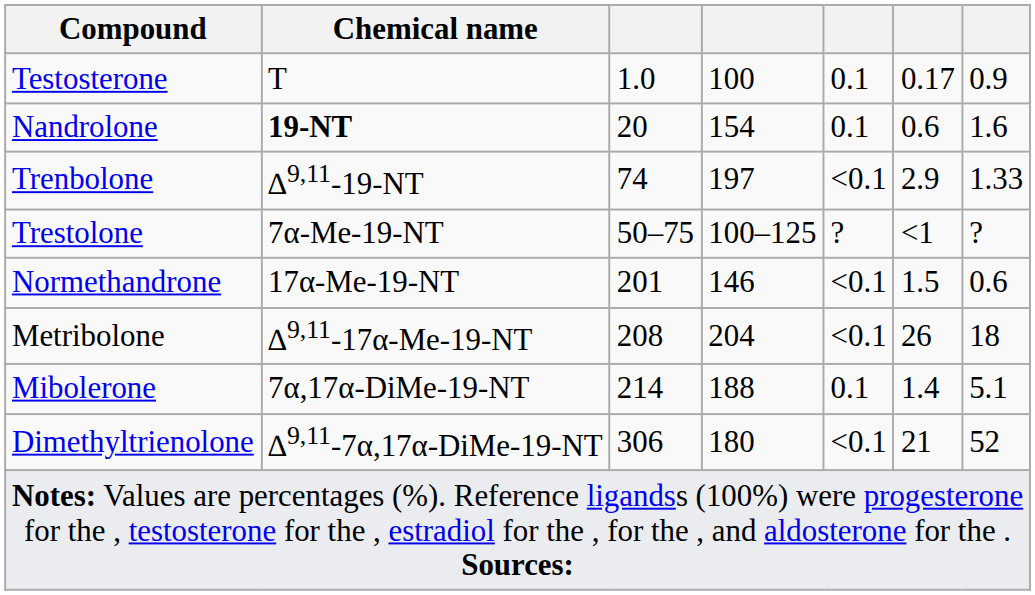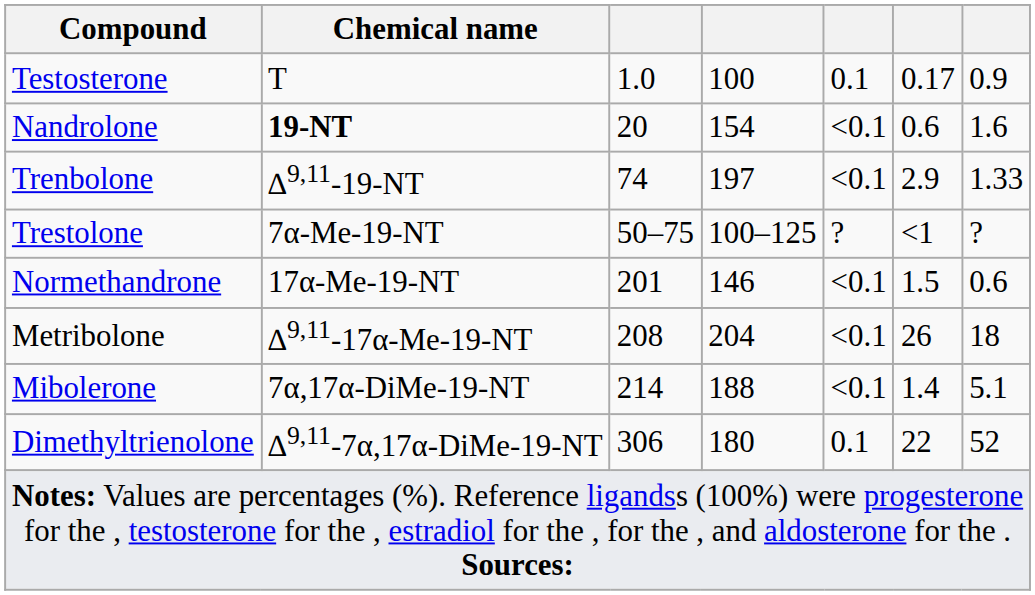(850, 126) 0.1 -> (859, 126) <0.1
(850, 388) 0.1 -> (859, 388) <0.1
(859, 441) <0.1 -> (850, 441) 0.1
(916, 441) 21 -> (916, 441) 22
